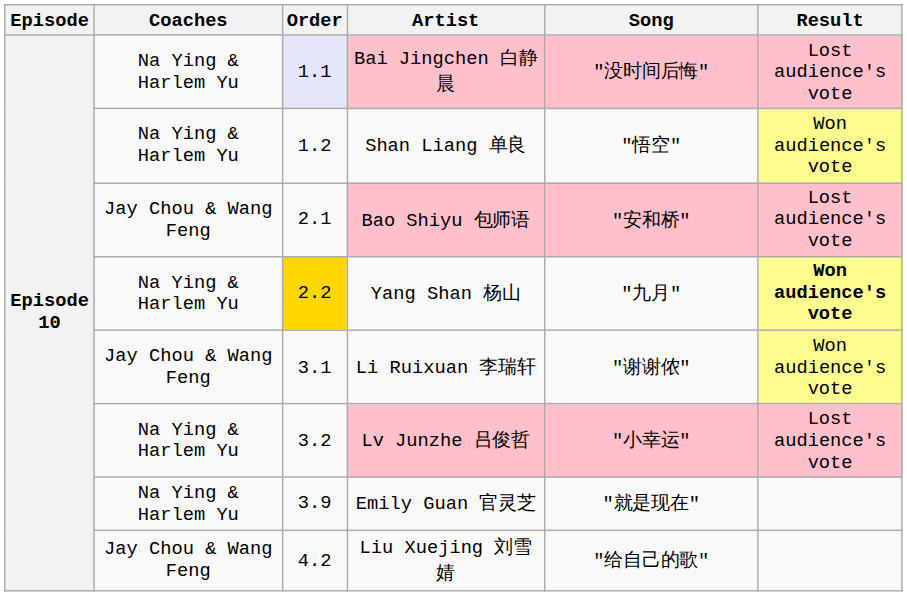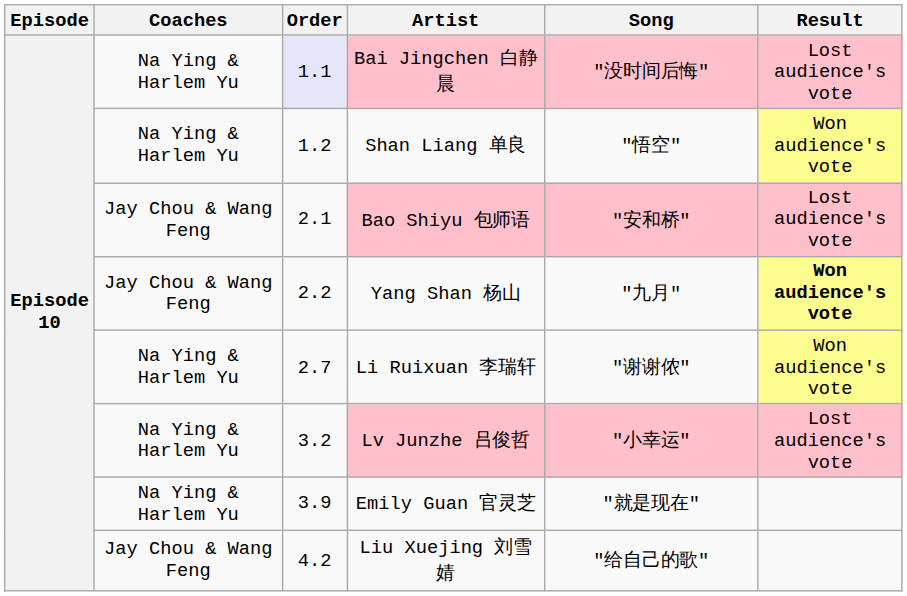(188, 293) Na Ying & Harlem Yu -> (188, 293) Jay Chou & Wang Feng
(315, 293) gold background -> (315, 293) no background
(188, 367) Jay Chou & Wang Feng -> (188, 367) Na Ying & Harlem Yu
(315, 367) 3.1 -> (315, 367) 2.7
